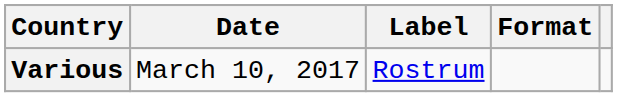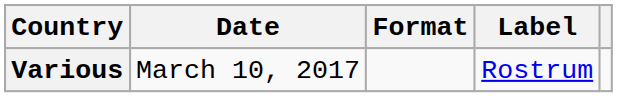columns swapped: (545, 27) <-> (429, 27)
